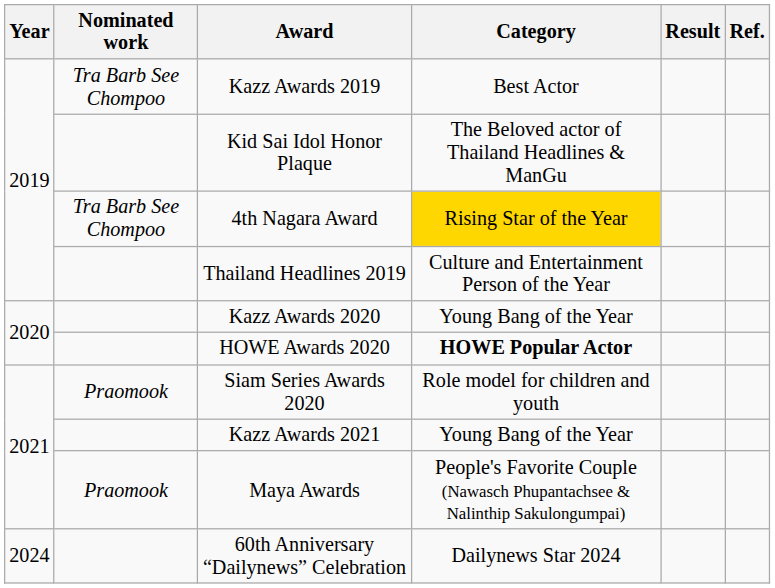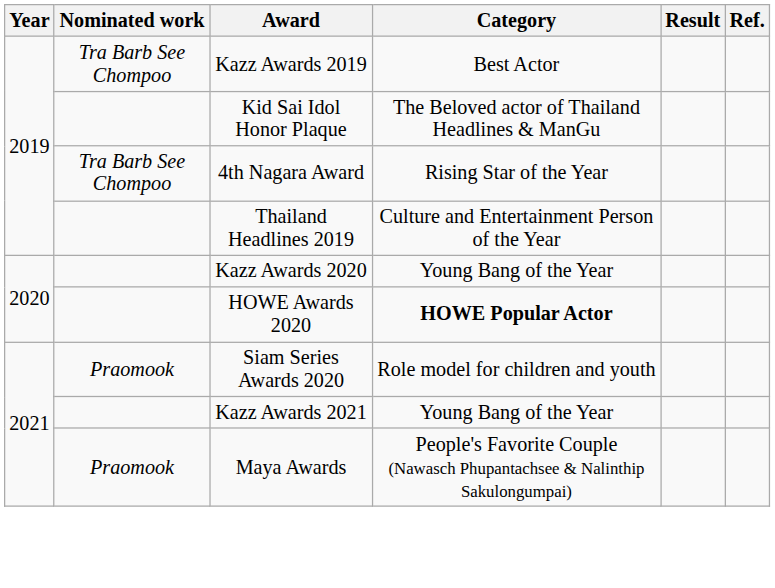(536, 218) gold background -> (516, 173) no background
- row: (304, 555)
